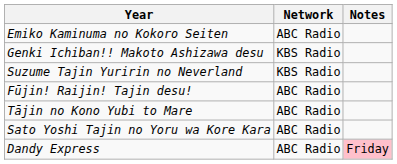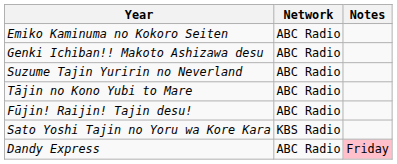(308, 53) KBS Radio -> (308, 53) ABC Radio
(308, 72) KBS Radio -> (308, 72) ABC Radio
rows swapped: (100, 91) <-> (100, 110)
(308, 130) ABC Radio -> (308, 130) KBS Radio
